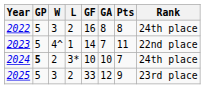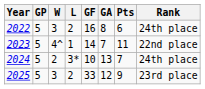(120, 28) 8 -> (120, 28) 6
(38, 60) bold -> (38, 60) normal
(106, 60) 10 -> (106, 60) 13
